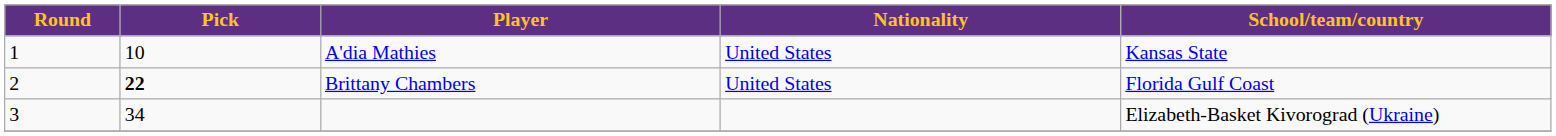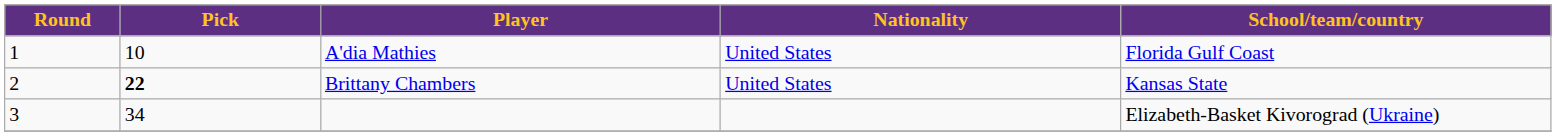(1176, 51) Kansas State -> (1200, 51) Florida Gulf Coast
(1200, 83) Florida Gulf Coast -> (1176, 83) Kansas State
